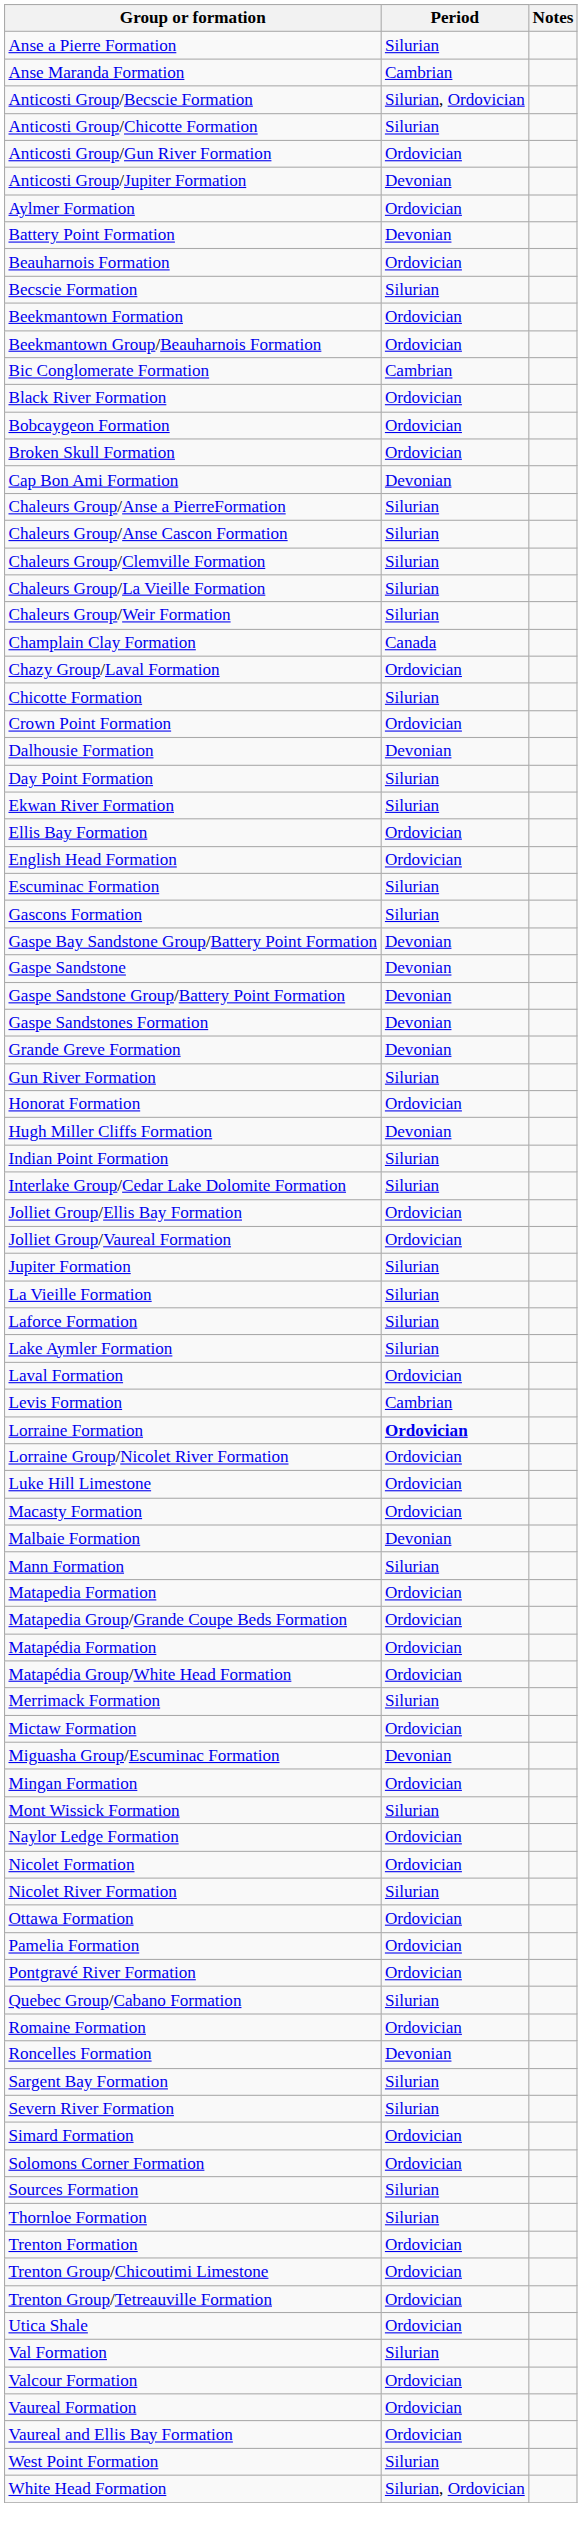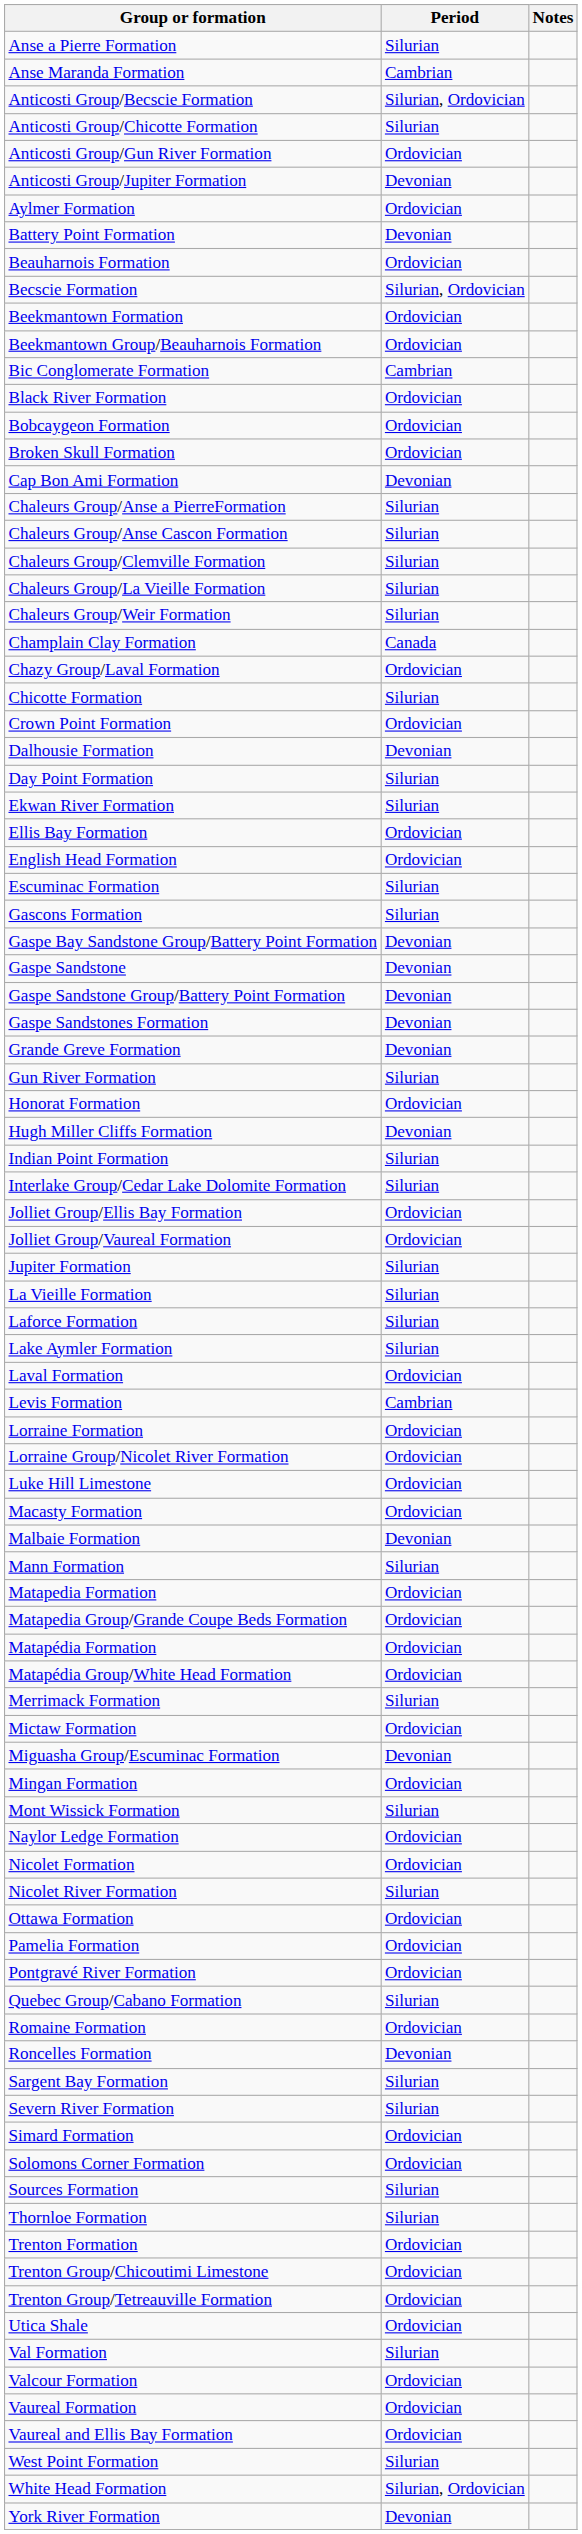(412, 289) Silurian -> (455, 289) Silurian, Ordovician
(426, 1429) bold -> (423, 1429) normal
+ row: (84, 2515)
